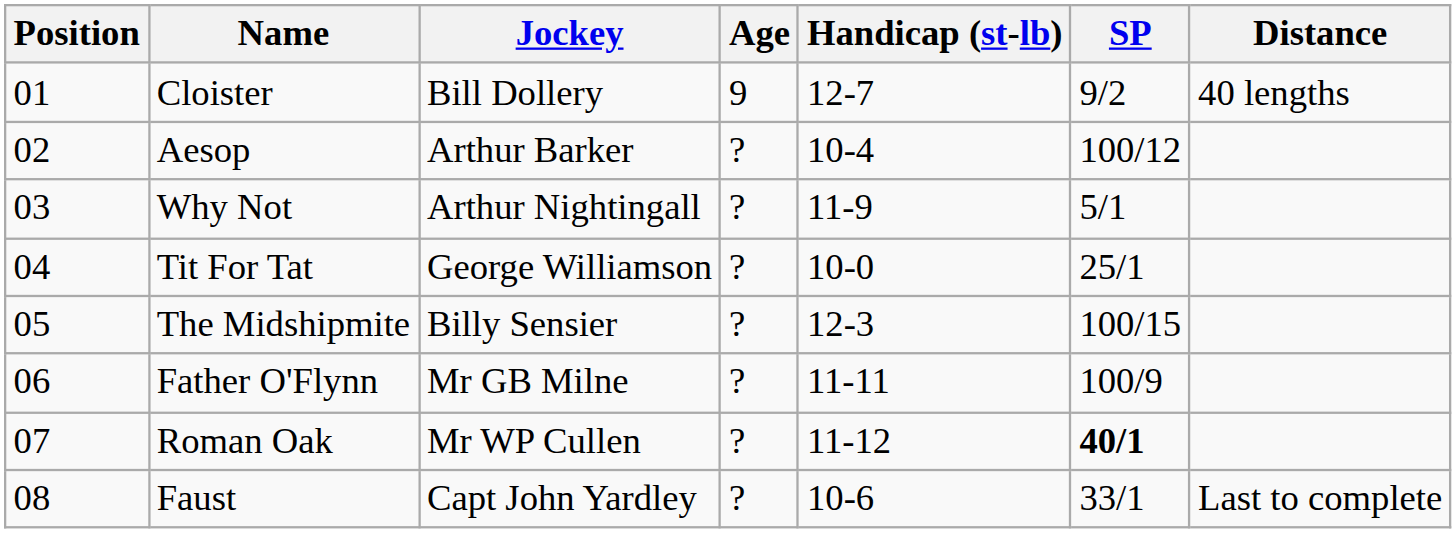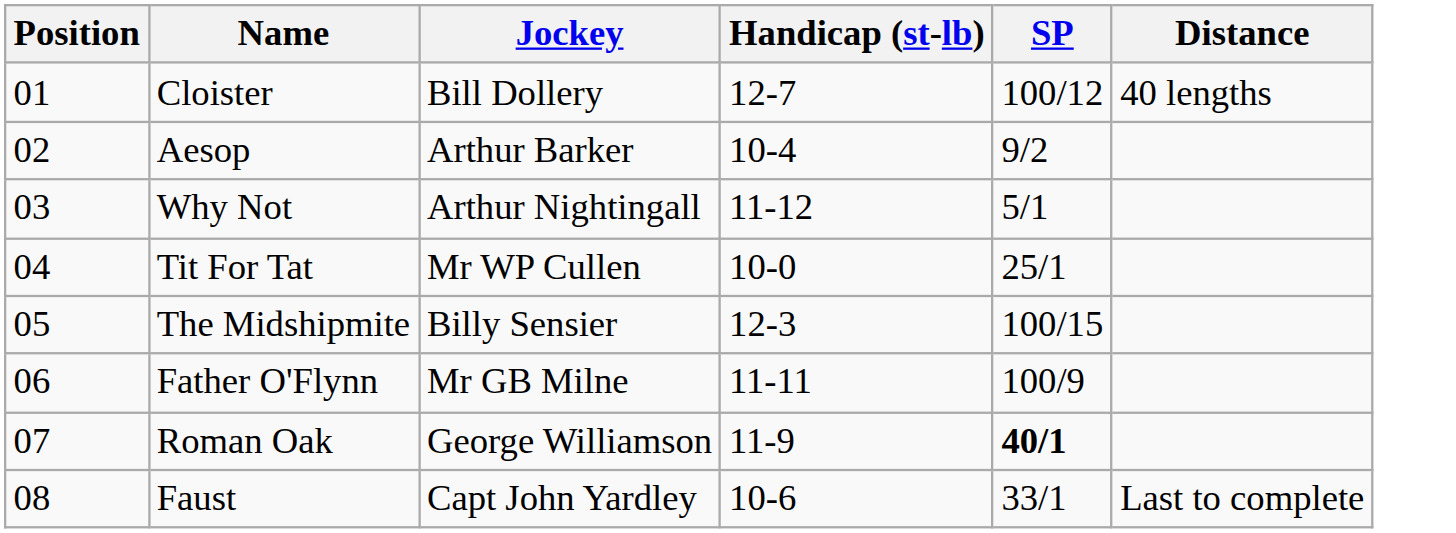- column: (760, 33)
(1103, 91) 9/2 -> (1052, 91) 100/12
(1130, 149) 100/12 -> (1025, 149) 9/2
(840, 207) 11-9 -> (771, 207) 11-12
(570, 265) George Williamson -> (534, 265) Mr WP Cullen
(534, 440) Mr WP Cullen -> (570, 440) George Williamson
(849, 440) 11-12 -> (762, 440) 11-9
